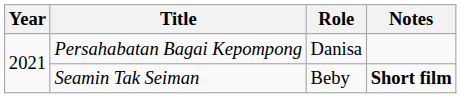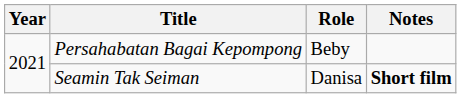(336, 48) Danisa -> (330, 48) Beby
(330, 78) Beby -> (336, 78) Danisa
